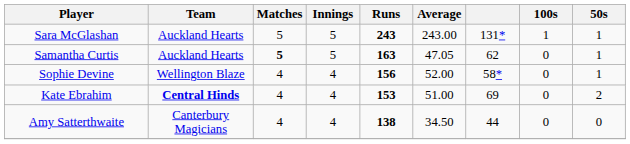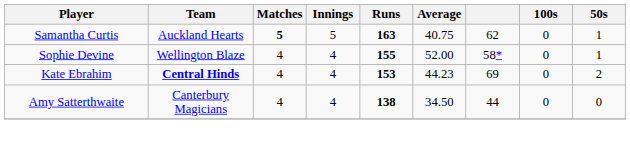- row: (76, 34)
(439, 54) 47.05 -> (439, 34) 40.75
(386, 74) 156 -> (386, 54) 155
(439, 94) 51.00 -> (439, 74) 44.23
